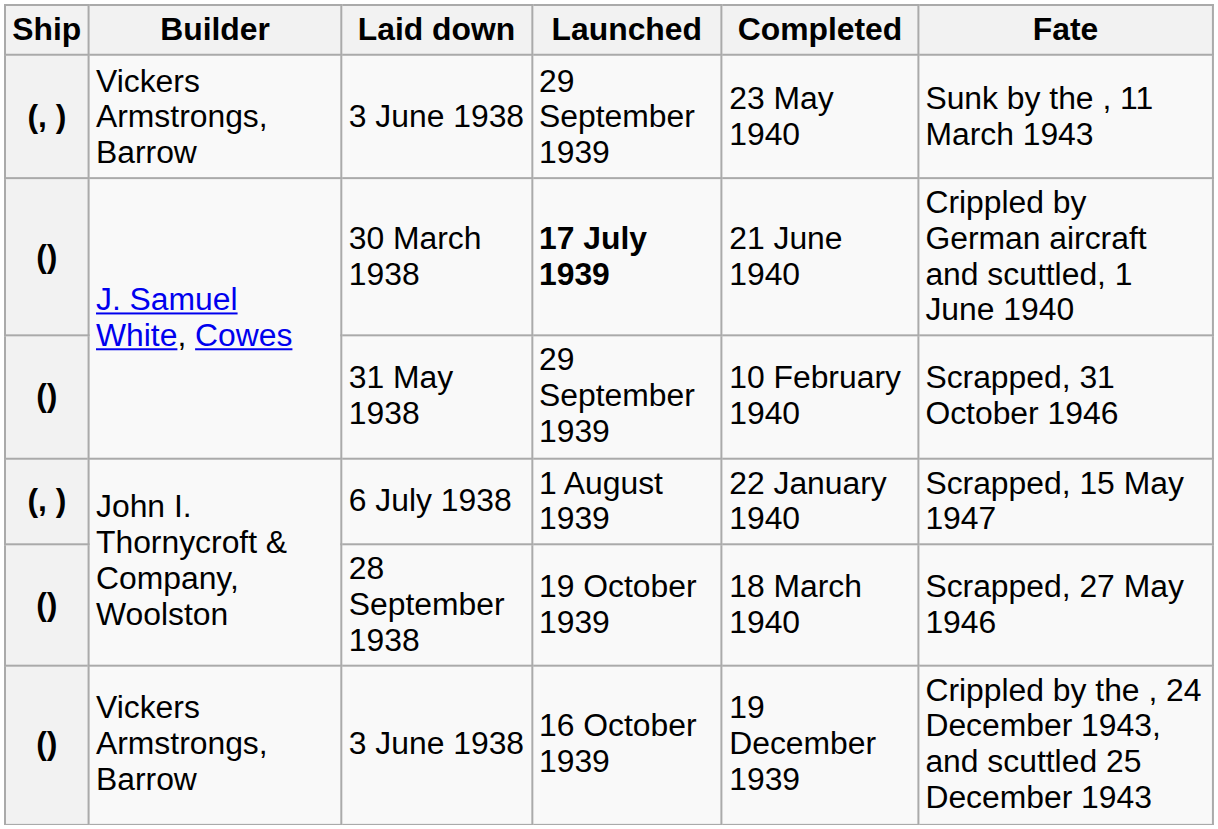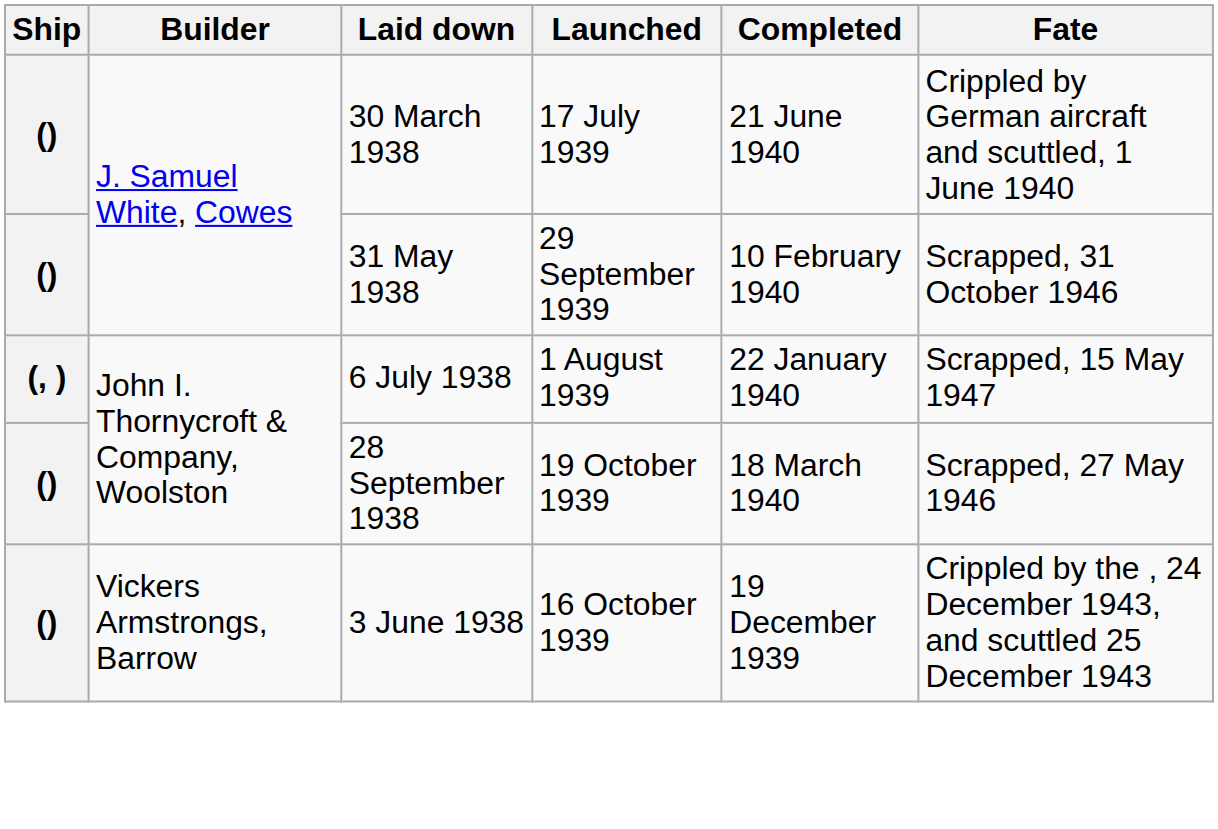- row: (47, 116)
(593, 256) bold -> (589, 133) normal
